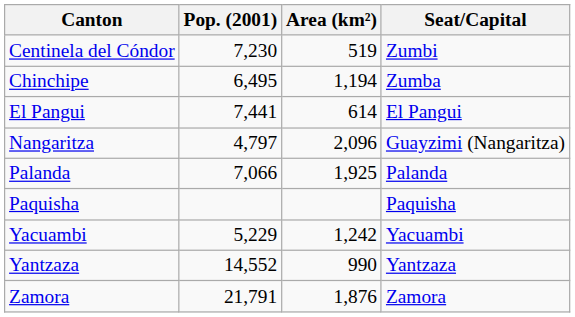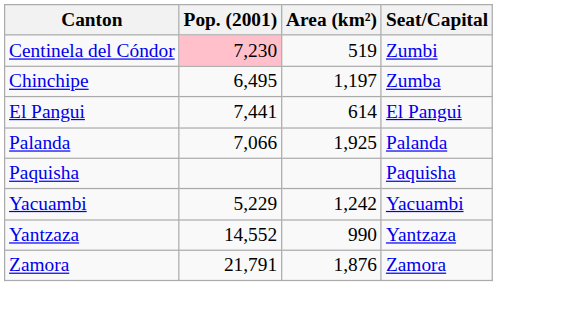(255, 50) no background -> (255, 50) pink background
(355, 81) 1,194 -> (355, 81) 1,197
- row: (52, 142)
